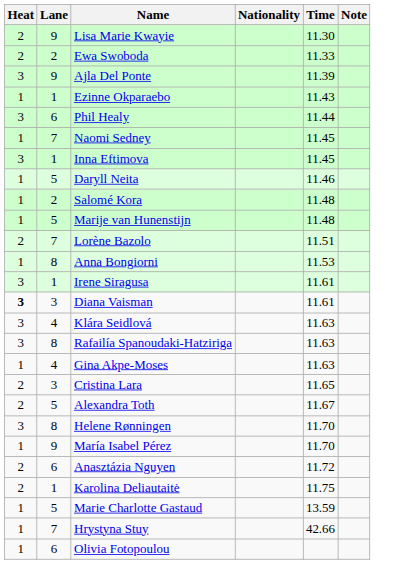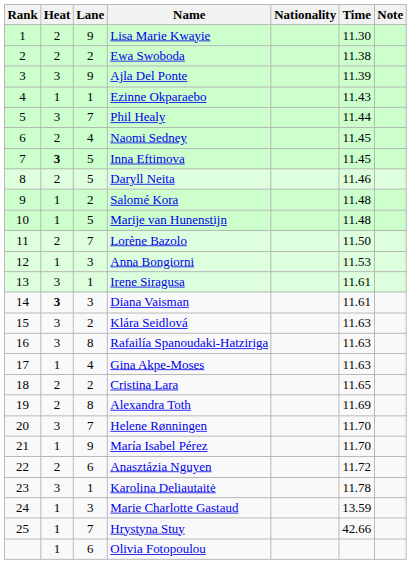+ column: (23, 14)
(320, 55) 11.33 -> (357, 55) 11.38
(54, 117) 6 -> (90, 117) 7
(21, 138) 1 -> (57, 138) 2
(54, 138) 7 -> (90, 138) 4
(21, 158) normal -> (57, 158) bold
(54, 158) 1 -> (90, 158) 5
(21, 179) 1 -> (57, 179) 2
(320, 240) 11.51 -> (357, 240) 11.50
(54, 261) 8 -> (90, 261) 3
(54, 323) 4 -> (90, 323) 2
(54, 384) 3 -> (90, 384) 2
(54, 405) 5 -> (90, 405) 8
(320, 405) 11.67 -> (357, 405) 11.69
(54, 425) 8 -> (90, 425) 7
(21, 487) 2 -> (57, 487) 3
(320, 487) 11.75 -> (357, 487) 11.78
(54, 508) 5 -> (90, 508) 3
